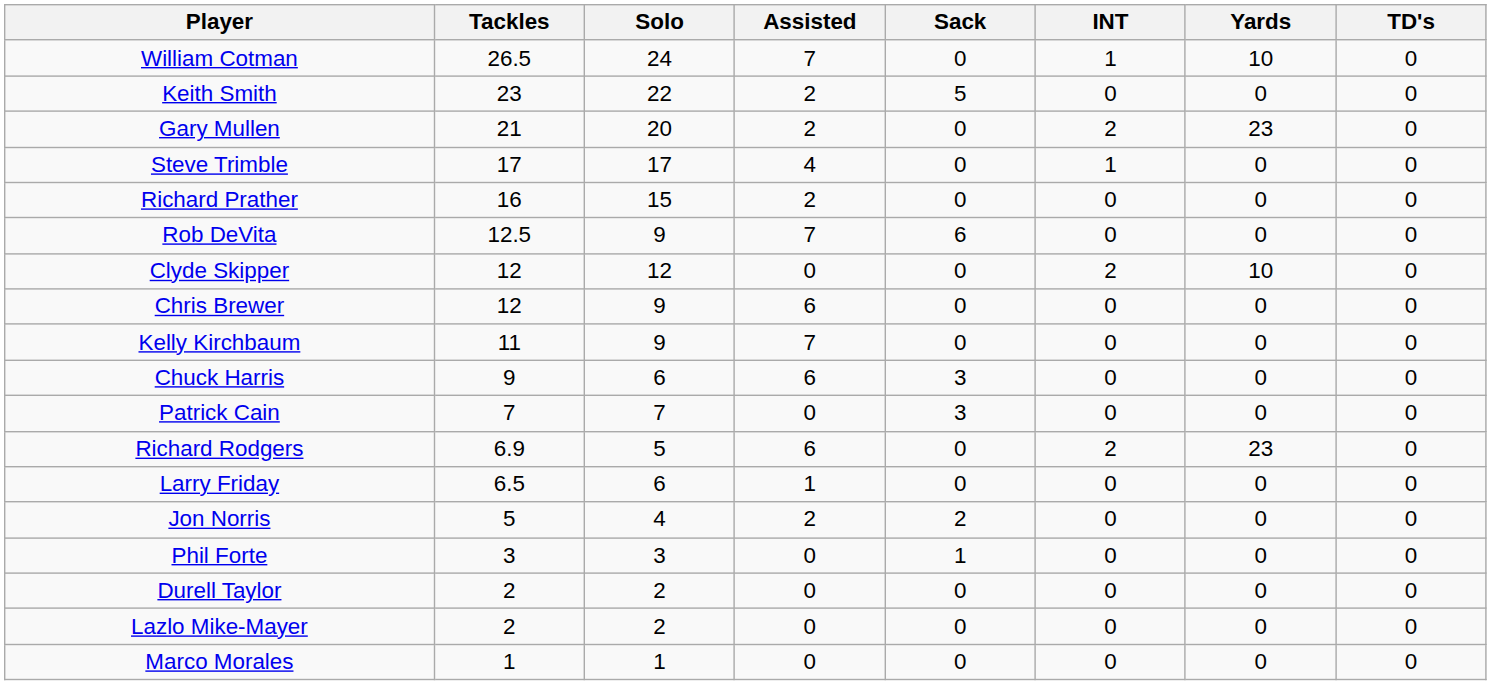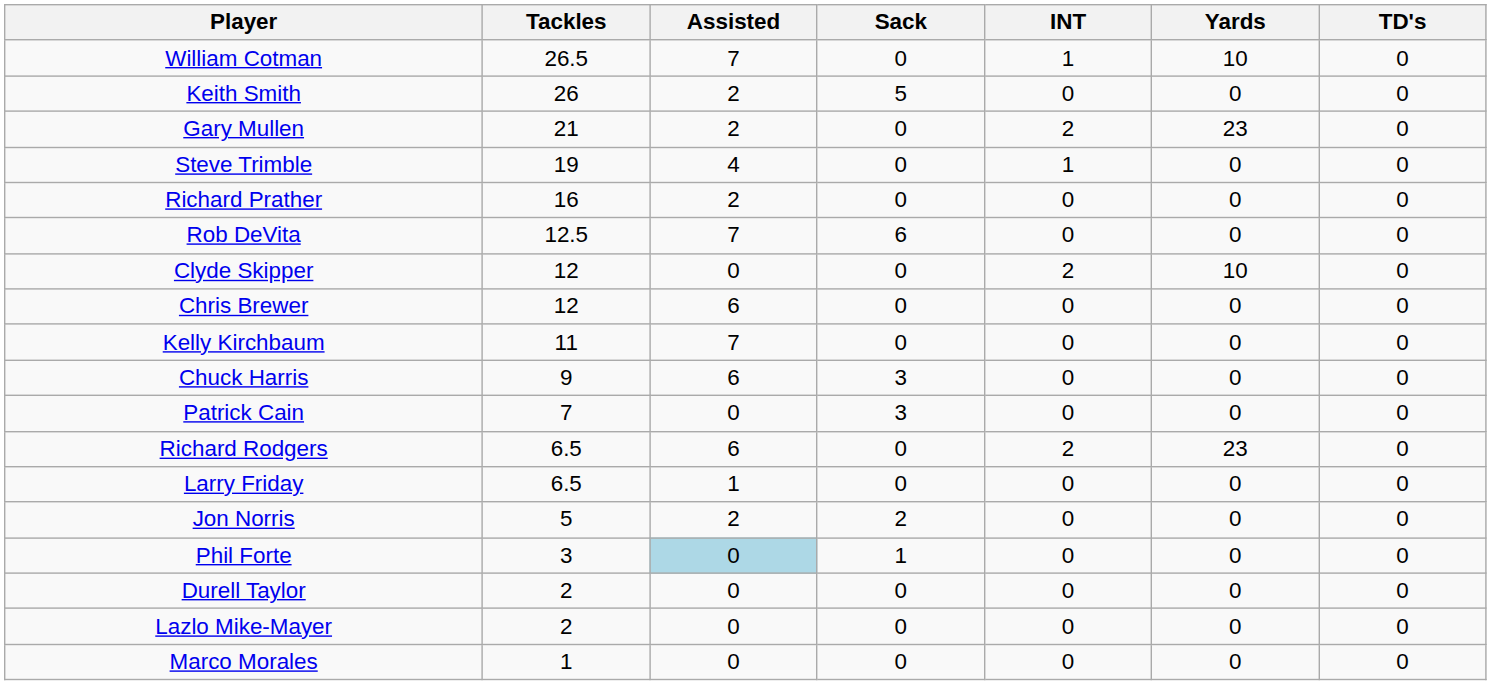- column: (660, 22)
(509, 93) 23 -> (566, 93) 26
(509, 164) 17 -> (566, 164) 19
(509, 448) 6.9 -> (566, 448) 6.5
(810, 555) no background -> (734, 555) lightblue background
